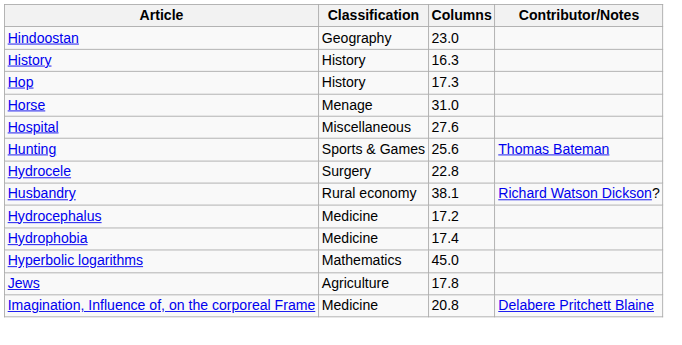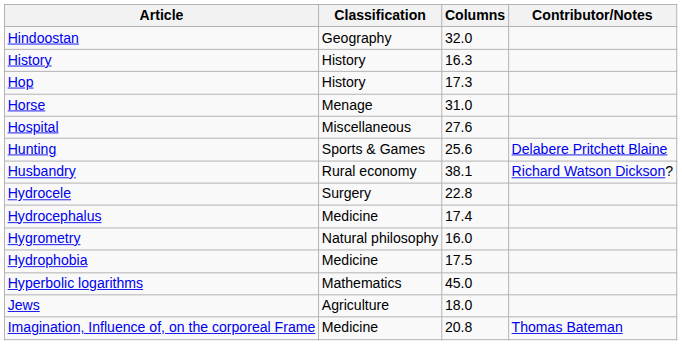(445, 37) 23.0 -> (459, 37) 32.0
(554, 149) Thomas Bateman -> (589, 149) Delabere Pritchett Blaine
rows swapped: (42, 194) <-> (39, 171)
(445, 216) 17.2 -> (459, 216) 17.4
+ row: (44, 238)
(445, 238) 17.4 -> (459, 261) 17.5
(445, 283) 17.8 -> (459, 305) 18.0
(576, 305) Delabere Pritchett Blaine -> (567, 328) Thomas Bateman
